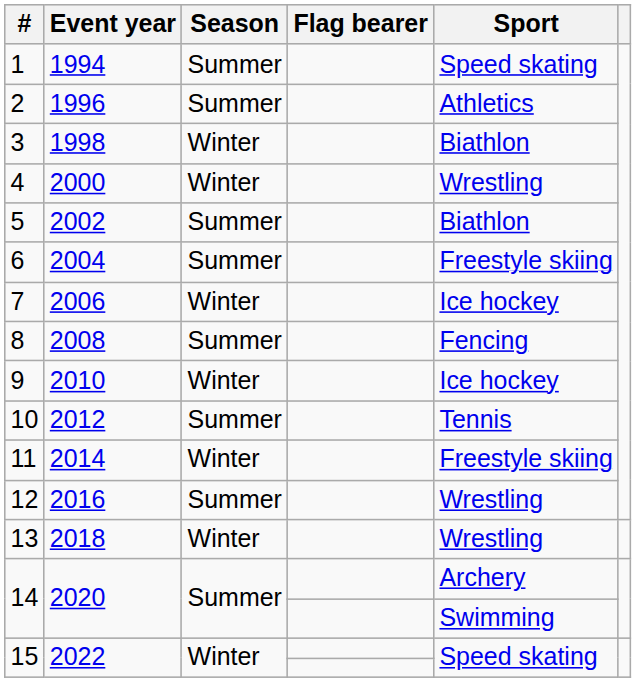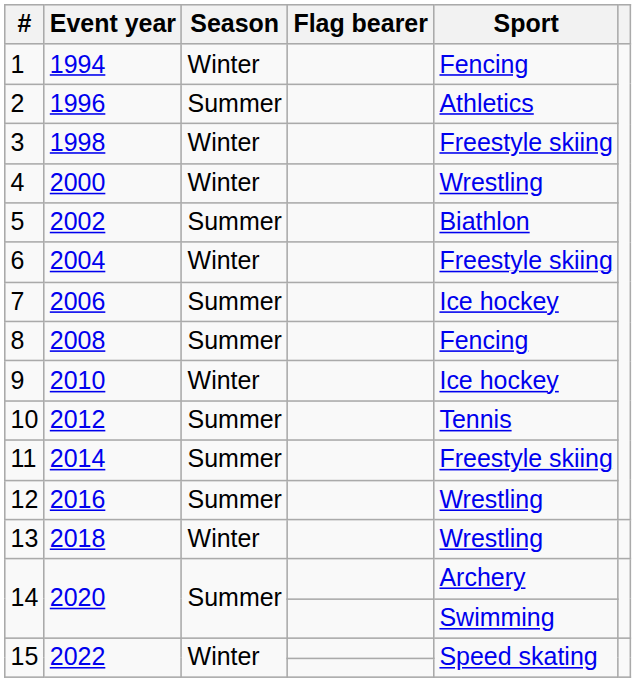(235, 63) Summer -> (224, 63) Winter
(519, 63) Speed skating -> (484, 63) Fencing
(485, 143) Biathlon -> (526, 143) Freestyle skiing
(235, 261) Summer -> (224, 261) Winter
(224, 301) Winter -> (235, 301) Summer
(224, 459) Winter -> (235, 459) Summer
